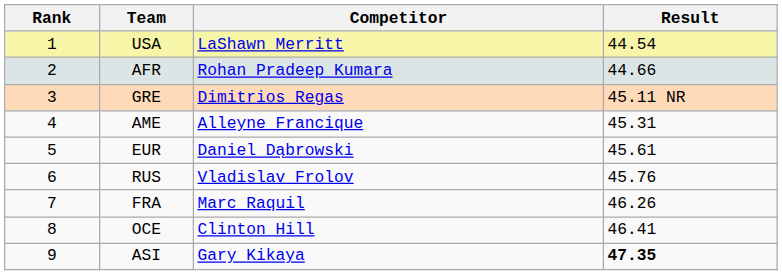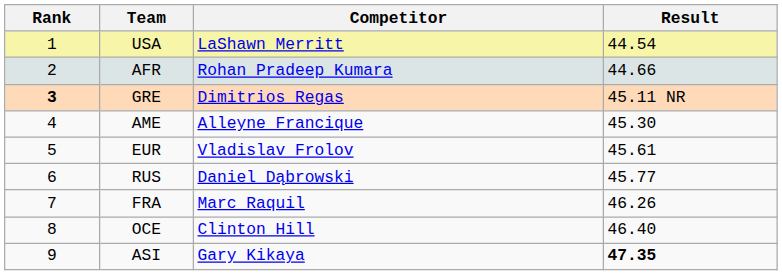(52, 97) normal -> (52, 97) bold
(632, 124) 45.31 -> (632, 124) 45.30
(276, 150) Daniel Dąbrowski -> (276, 150) Vladislav Frolov
(276, 177) Vladislav Frolov -> (276, 177) Daniel Dąbrowski
(632, 177) 45.76 -> (632, 177) 45.77
(632, 230) 46.41 -> (632, 230) 46.40
